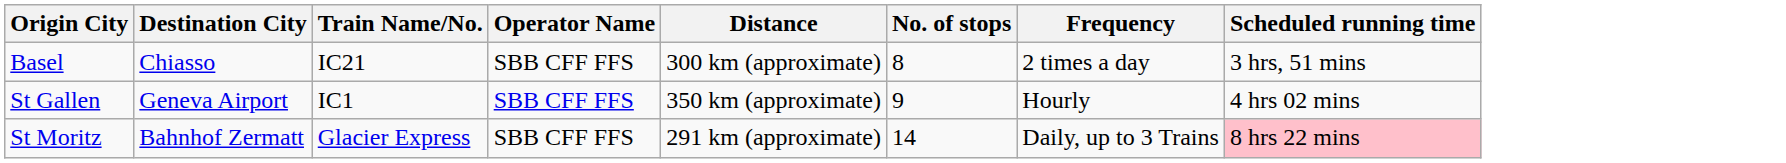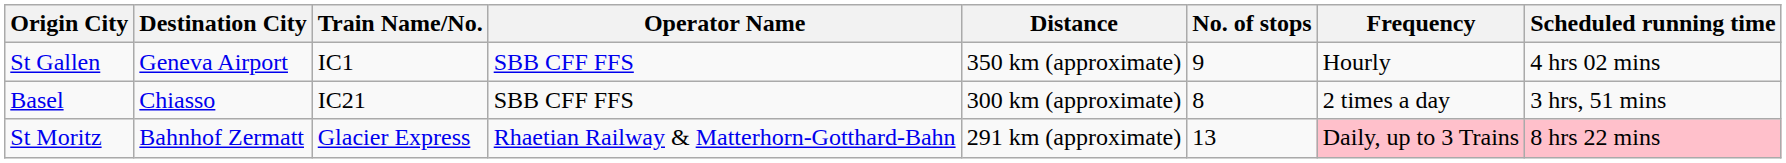rows swapped: (55, 99) <-> (37, 61)
(564, 137) SBB CFF FFS -> (725, 137) Rhaetian Railway & Matterhorn-Gotthard-Bahn
(904, 137) 14 -> (1204, 137) 13
(1121, 137) no background -> (1421, 137) pink background
